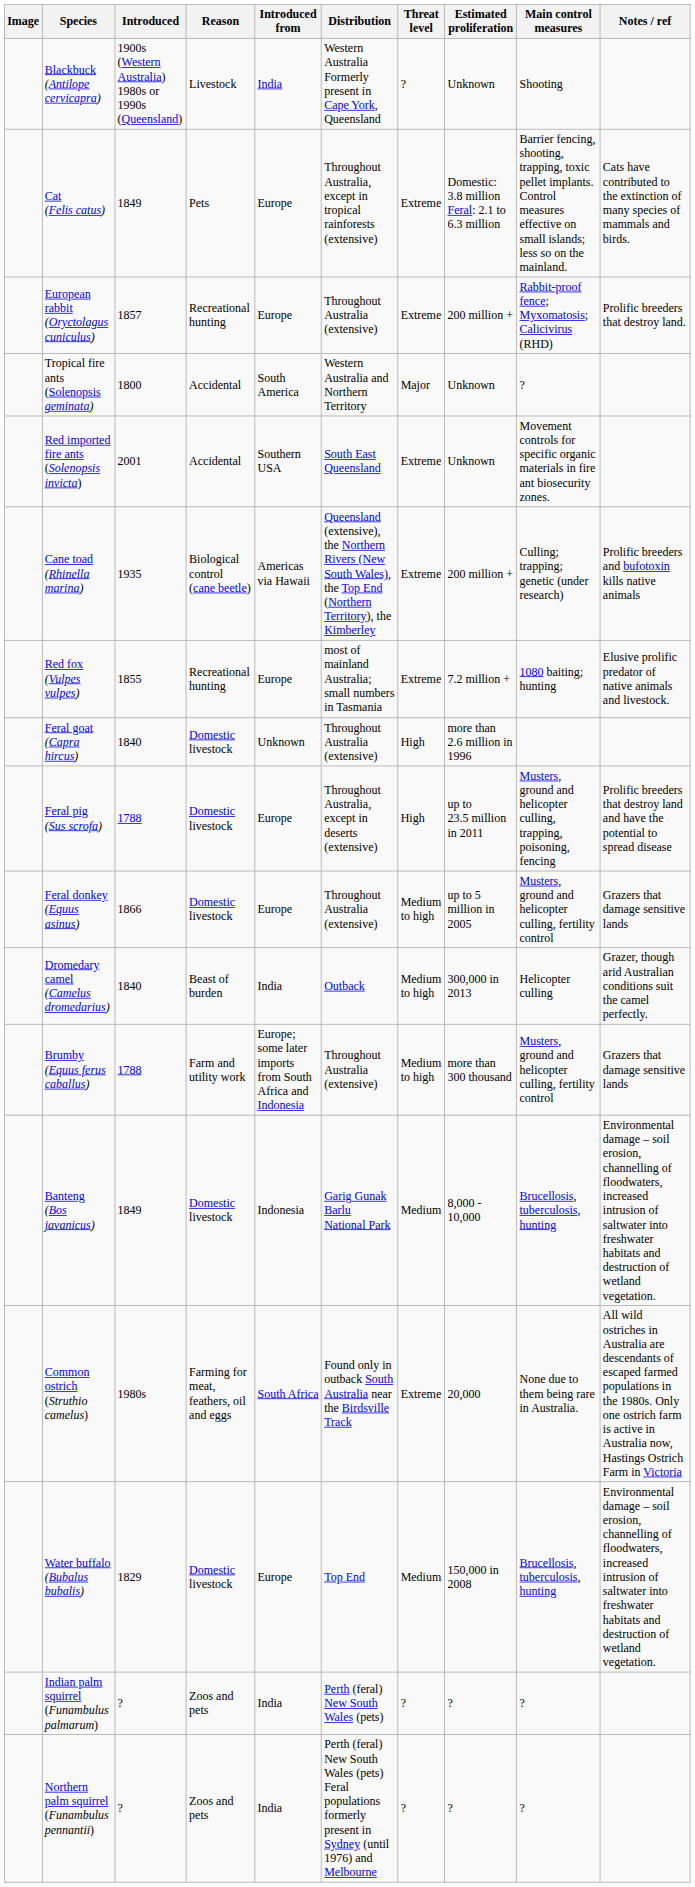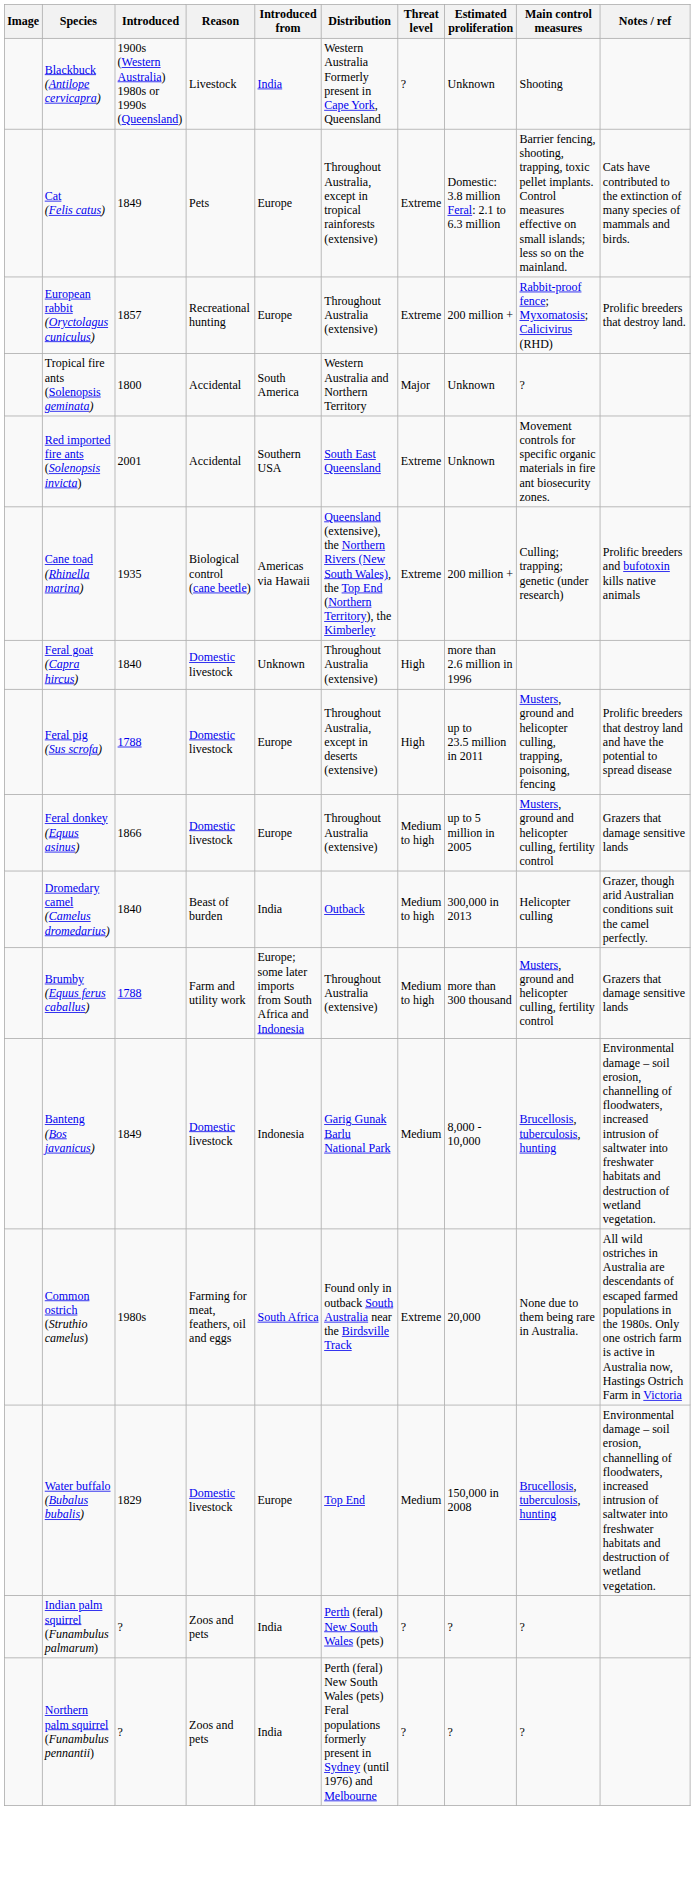- row: (64, 679)
